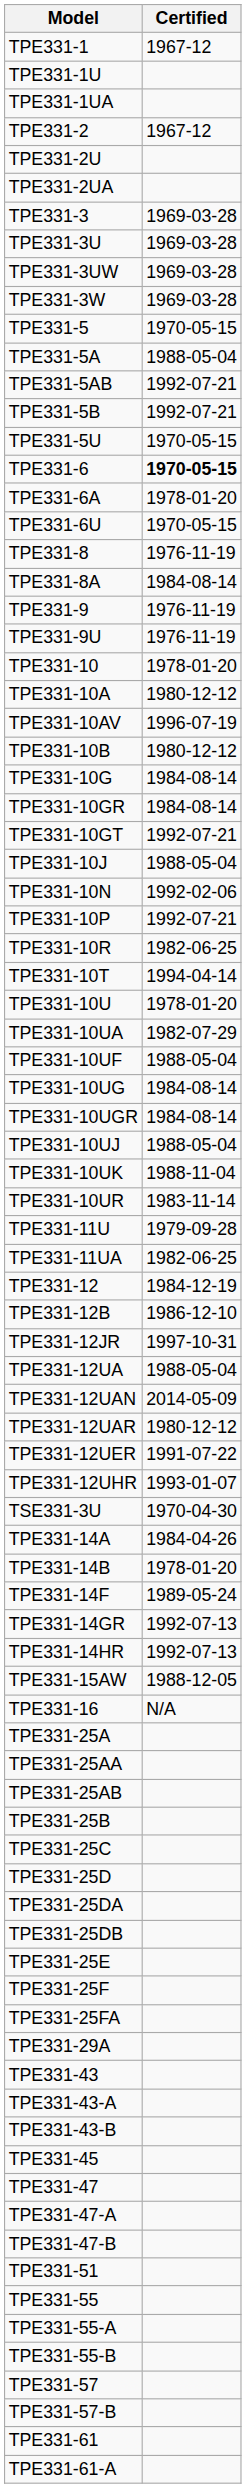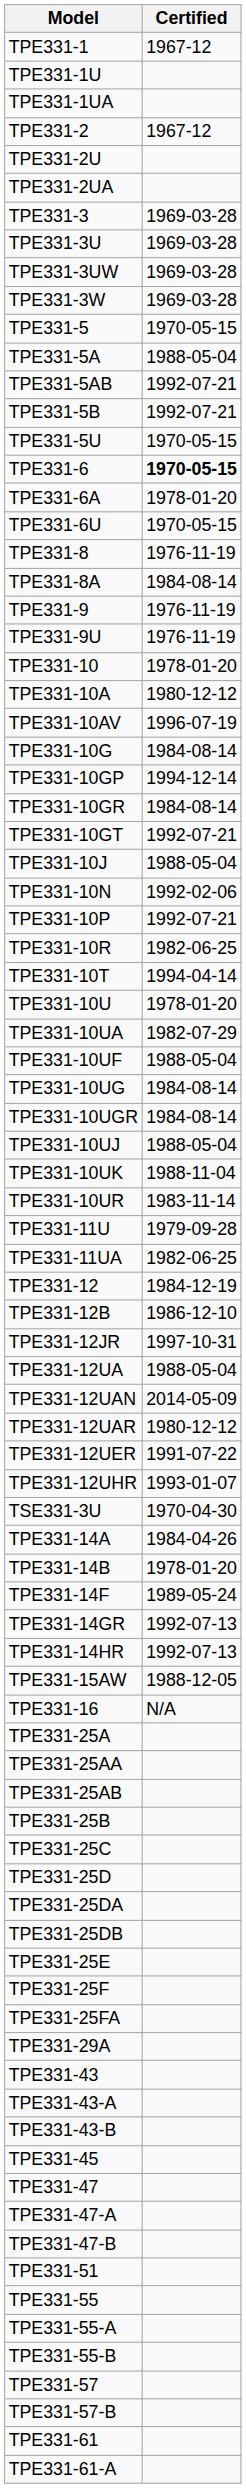- row: (59, 750)
+ row: (66, 779)
